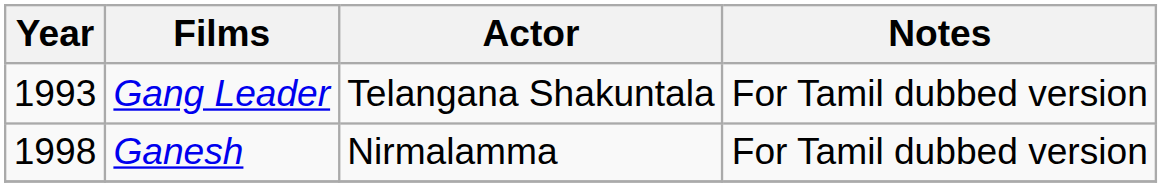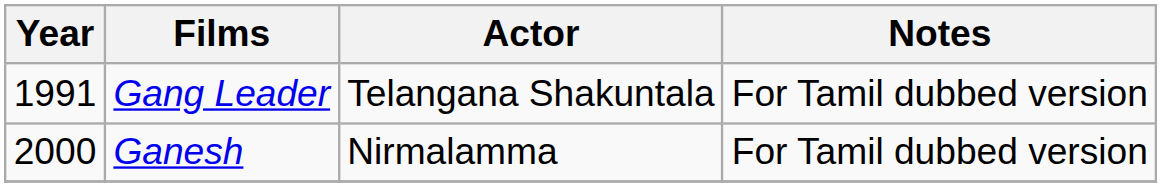(55, 92) 1993 -> (55, 92) 1991
(55, 151) 1998 -> (55, 151) 2000
